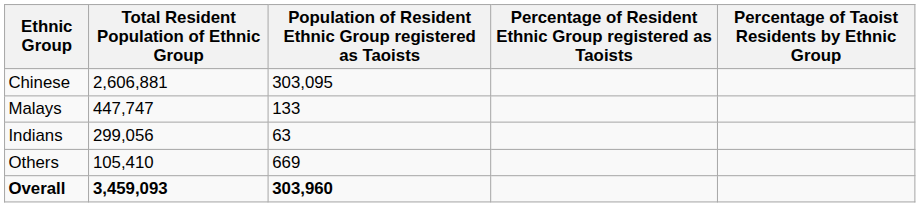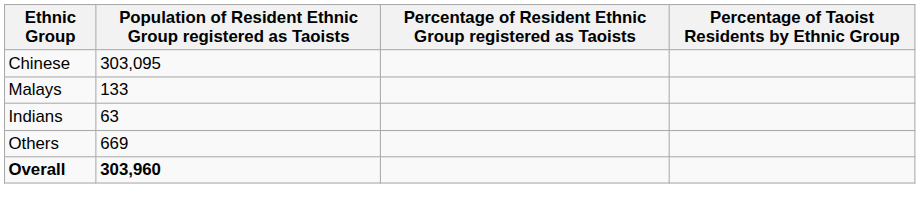- column: (179, 36)
